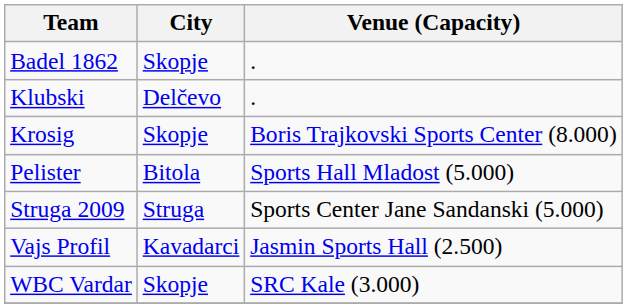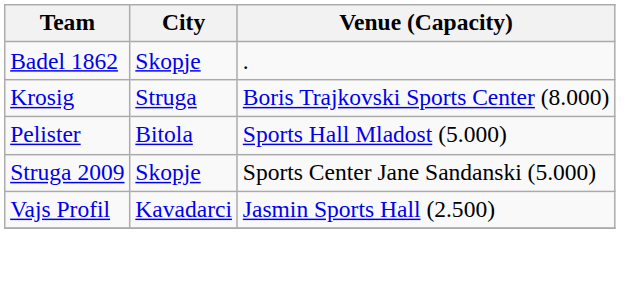- row: (47, 97)
(175, 135) Skopje -> (166, 97) Struga
(173, 209) Struga -> (168, 172) Skopje
- row: (71, 284)
